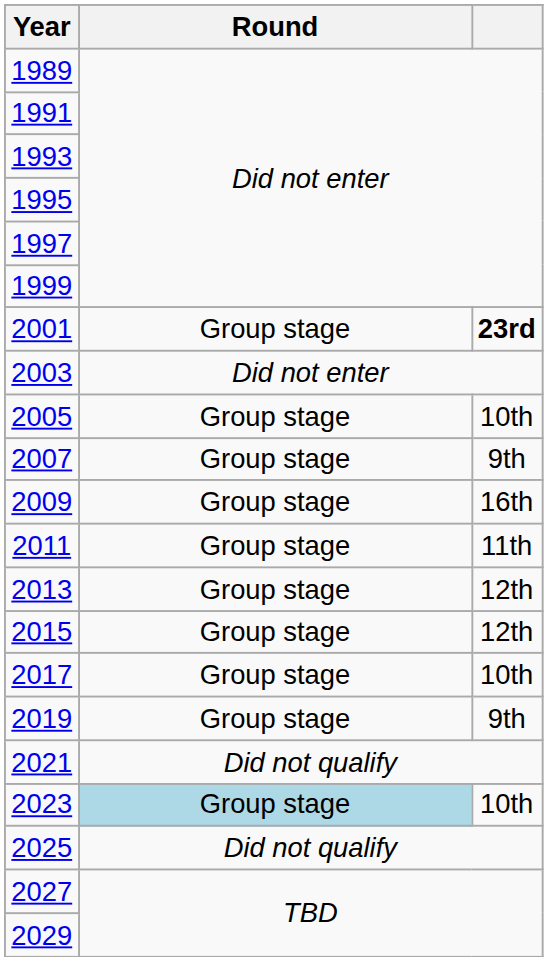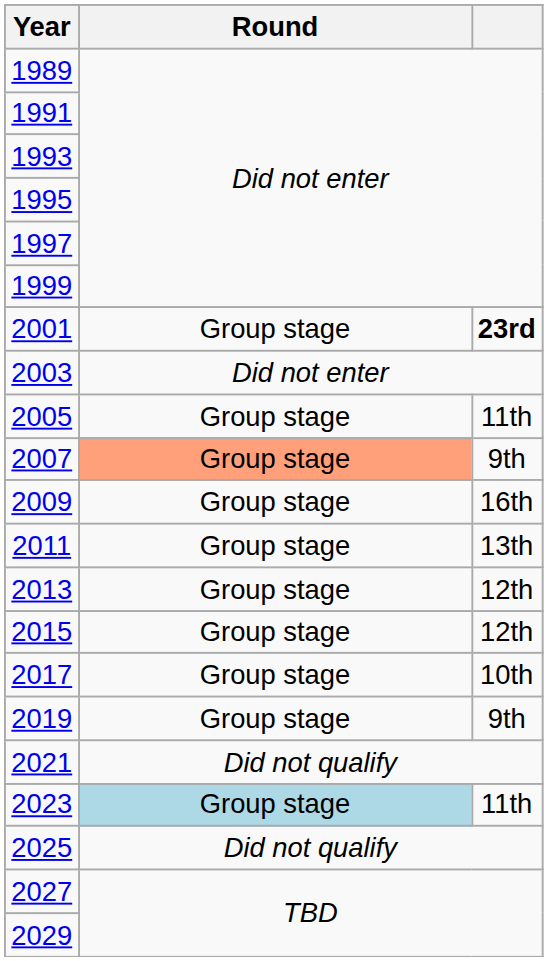(507, 416) 10th -> (507, 416) 11th
(275, 459) no background -> (275, 459) lightsalmon background
(507, 546) 11th -> (507, 546) 13th
(507, 805) 10th -> (507, 805) 11th
